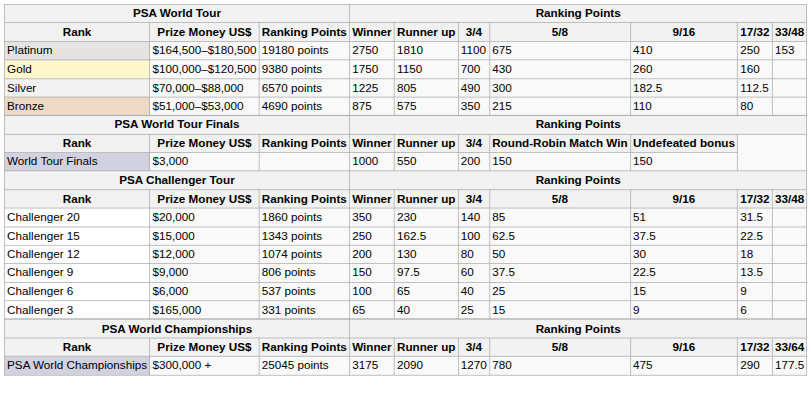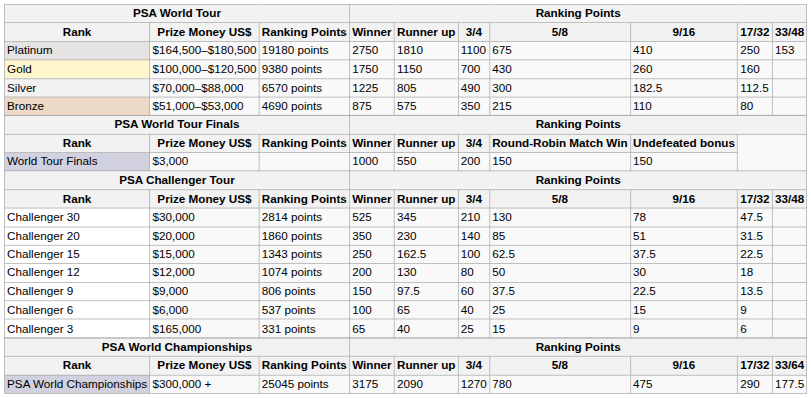+ row: (43, 217)
